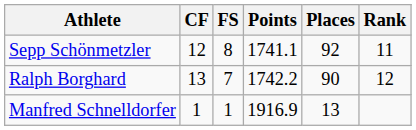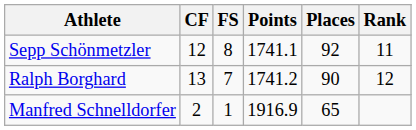(272, 80) 1742.2 -> (272, 80) 1741.2
(197, 110) 1 -> (197, 110) 2
(330, 110) 13 -> (330, 110) 65
